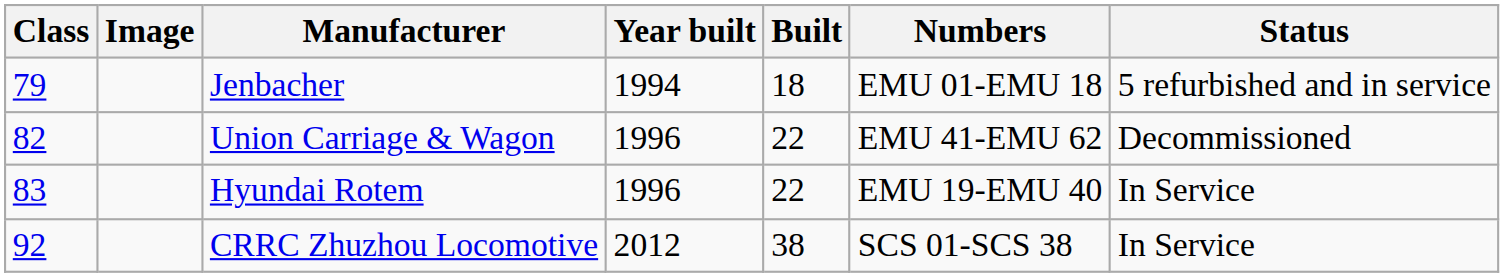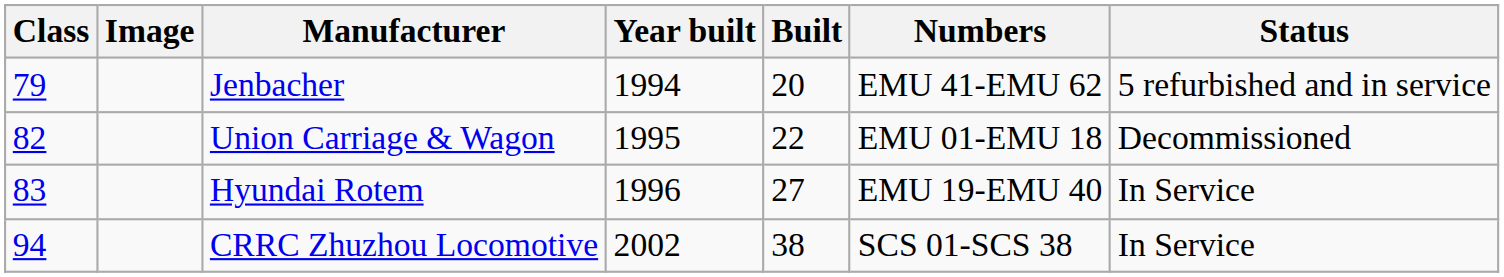(788, 84) 18 -> (788, 84) 20
(980, 84) EMU 01-EMU 18 -> (980, 84) EMU 41-EMU 62
(647, 137) 1996 -> (647, 137) 1995
(980, 137) EMU 41-EMU 62 -> (980, 137) EMU 01-EMU 18
(788, 191) 22 -> (788, 191) 27
(30, 244) 92 -> (30, 244) 94
(647, 244) 2012 -> (647, 244) 2002
